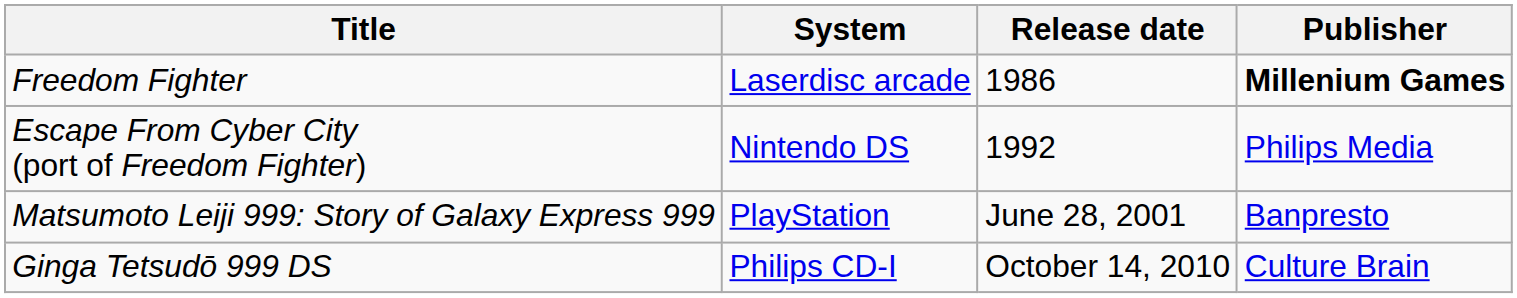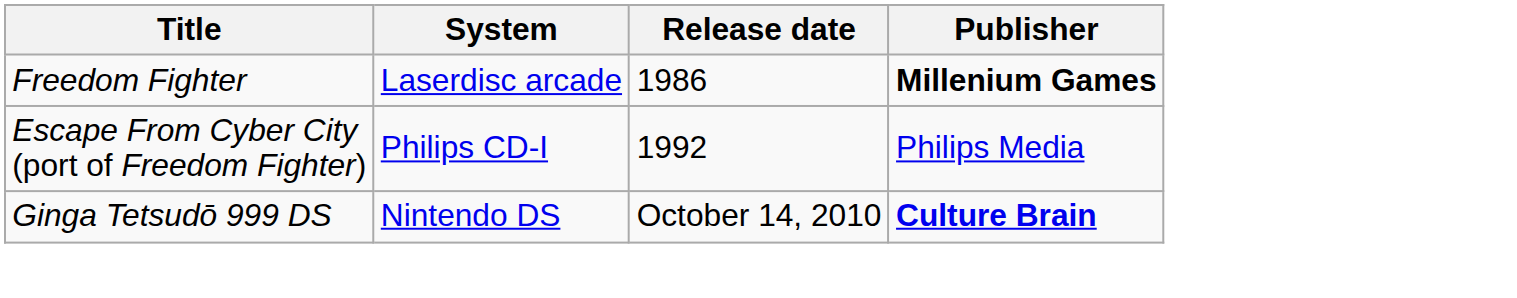(819, 147) Nintendo DS -> (464, 147) Philips CD-I
- row: (364, 215)
(813, 266) Philips CD-I -> (471, 215) Nintendo DS
(1337, 266) normal -> (996, 215) bold
